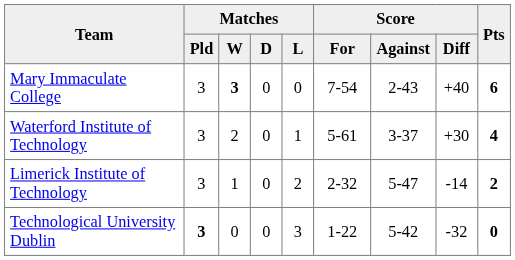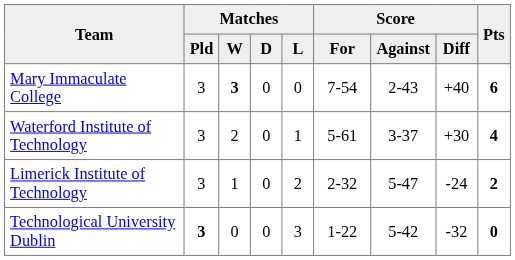(456, 183) -14 -> (456, 183) -24
